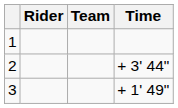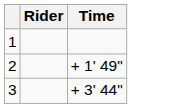- column: (90, 16)
(143, 66) + 3' 44" -> (97, 66) + 1' 49"
(143, 90) + 1' 49" -> (97, 90) + 3' 44"
